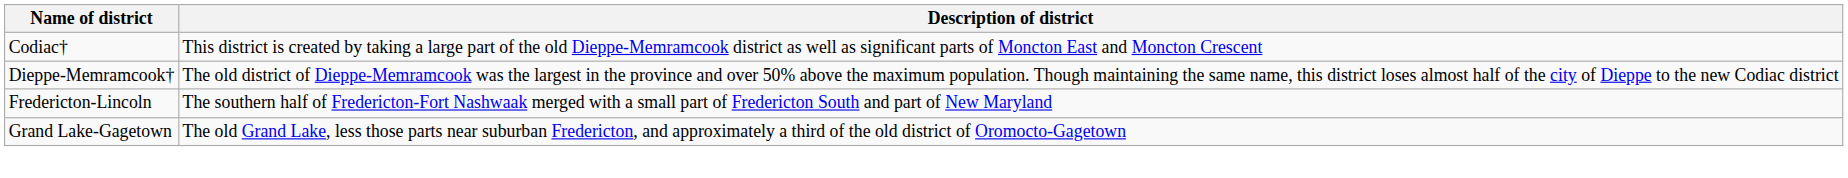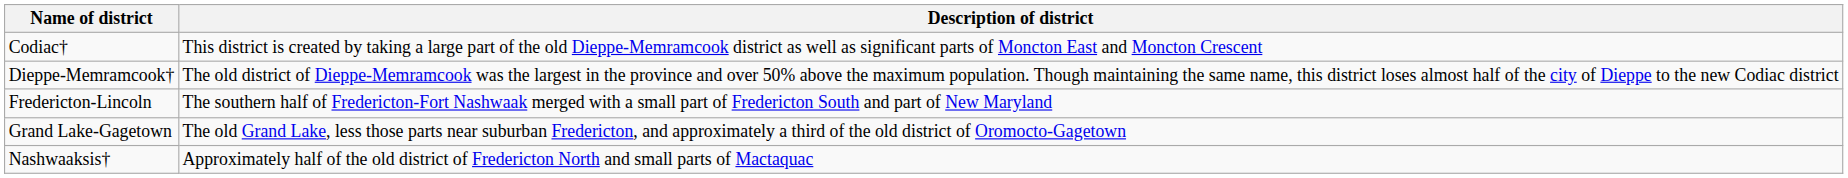+ row: (59, 159)
